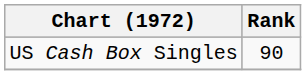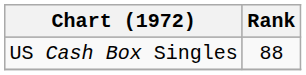(271, 54) 90 -> (271, 54) 88
